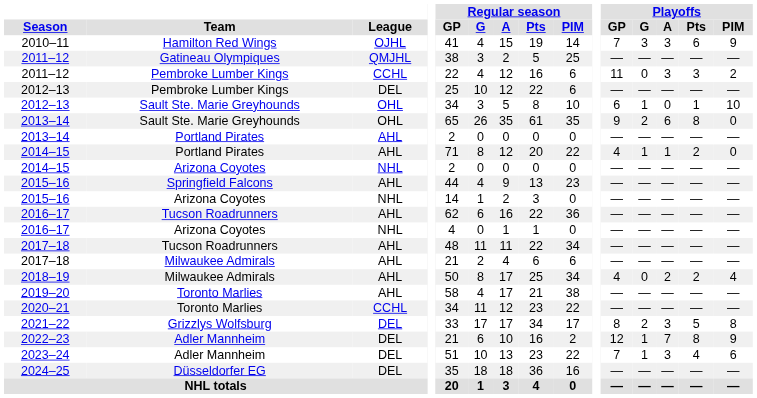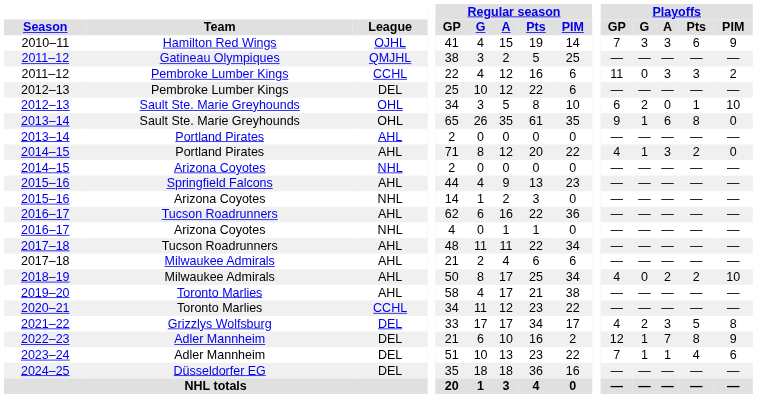(644, 105) 1 -> (644, 105) 2
(644, 121) 2 -> (644, 121) 1
(668, 152) 1 -> (668, 152) 3
(733, 277) 4 -> (733, 277) 10
(617, 323) 8 -> (617, 323) 4
(668, 355) 3 -> (668, 355) 1
